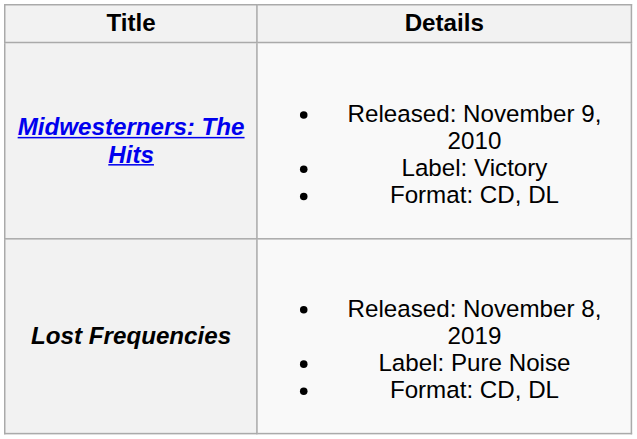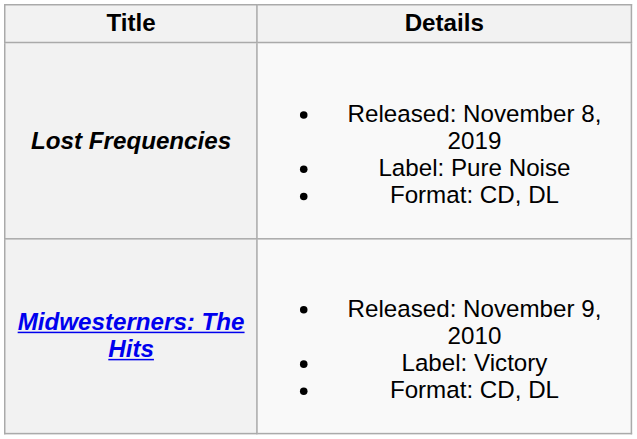rows swapped: (131, 140) <-> (131, 335)
